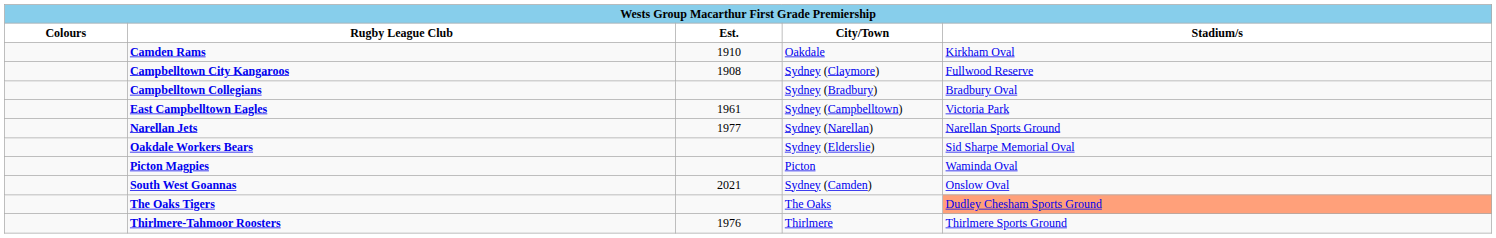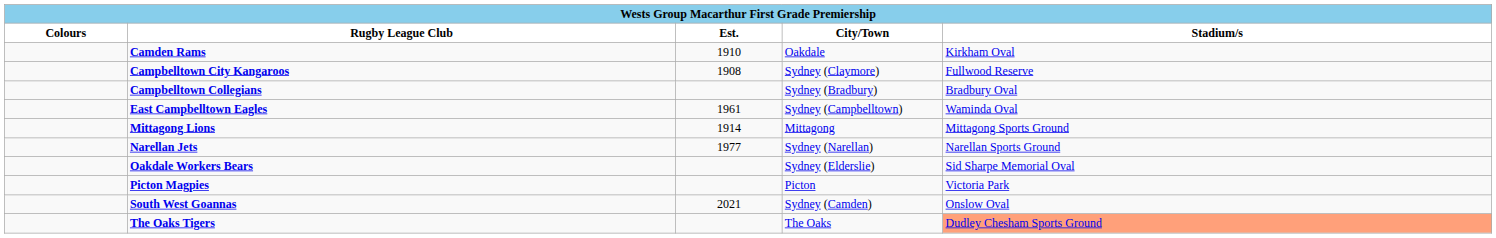(977, 109) Victoria Park -> (982, 109) Waminda Oval
+ row: (172, 128)
(982, 166) Waminda Oval -> (977, 185) Victoria Park
- row: (205, 223)
